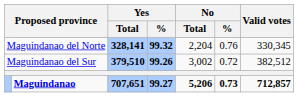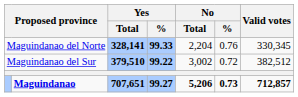(161, 45) 99.32 -> (161, 45) 99.33
(161, 62) 99.26 -> (161, 62) 99.22
